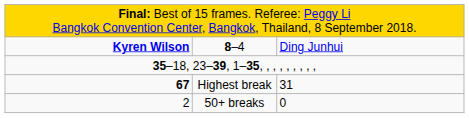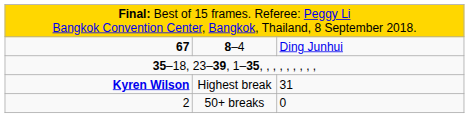(151, 47) Kyren Wilson -> (183, 47) 67
(183, 85) 67 -> (151, 85) Kyren Wilson
